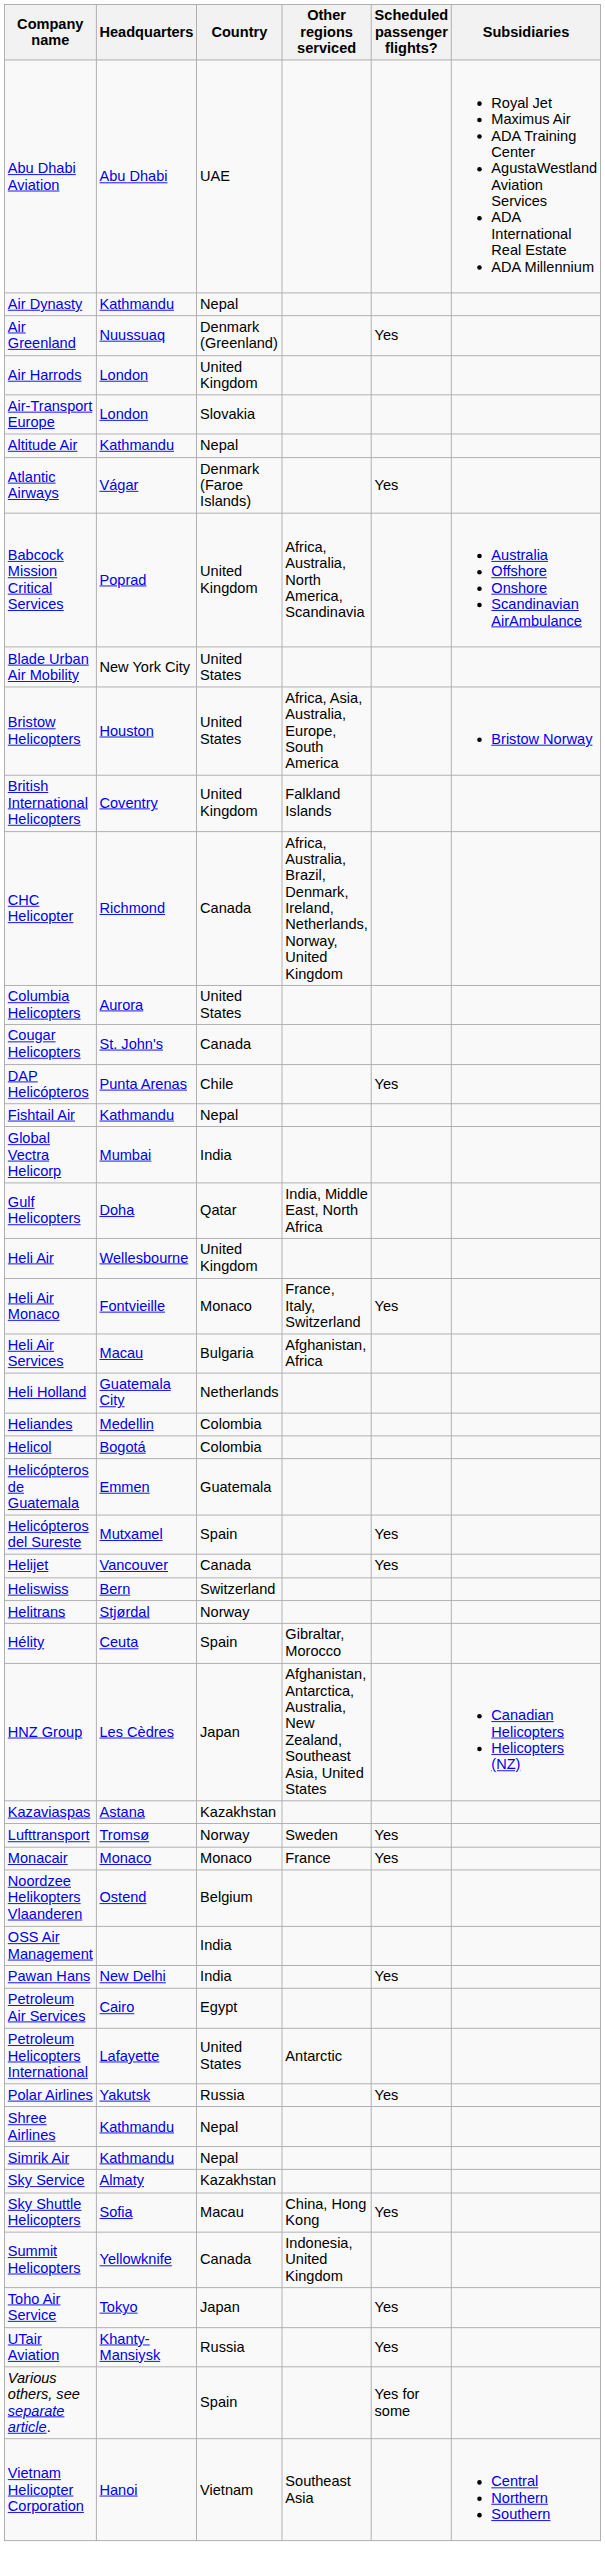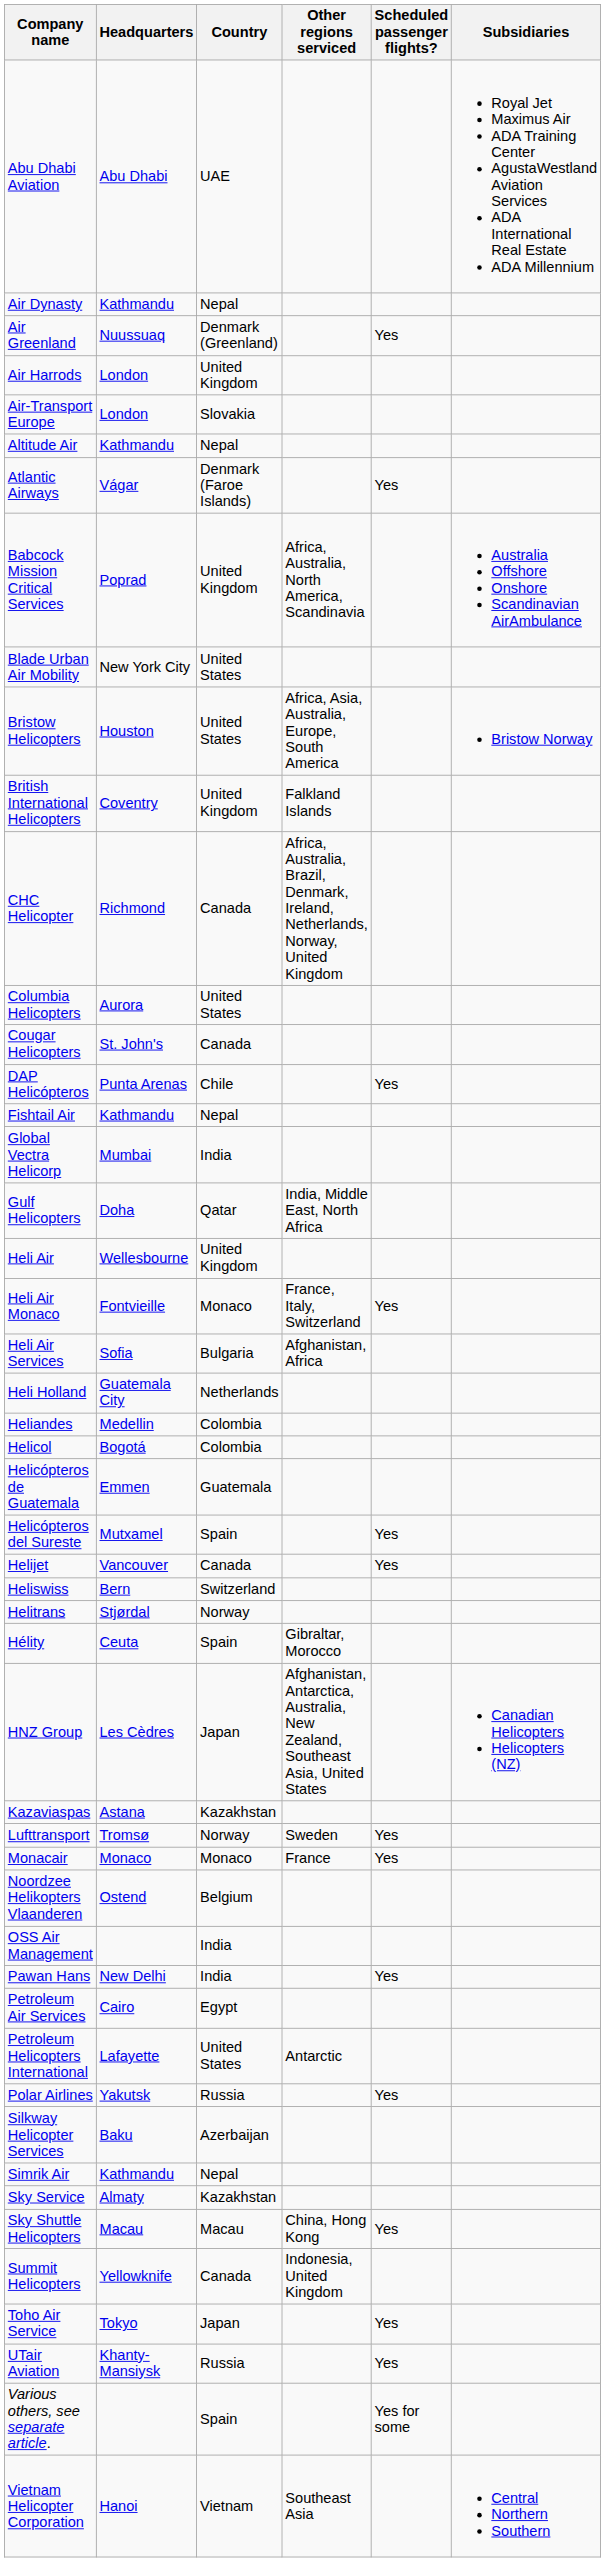(121, 1353) Macau -> (116, 1353) Sofia
- row: (32, 2126)
+ row: (41, 2134)
(116, 2212) Sofia -> (121, 2228) Macau
